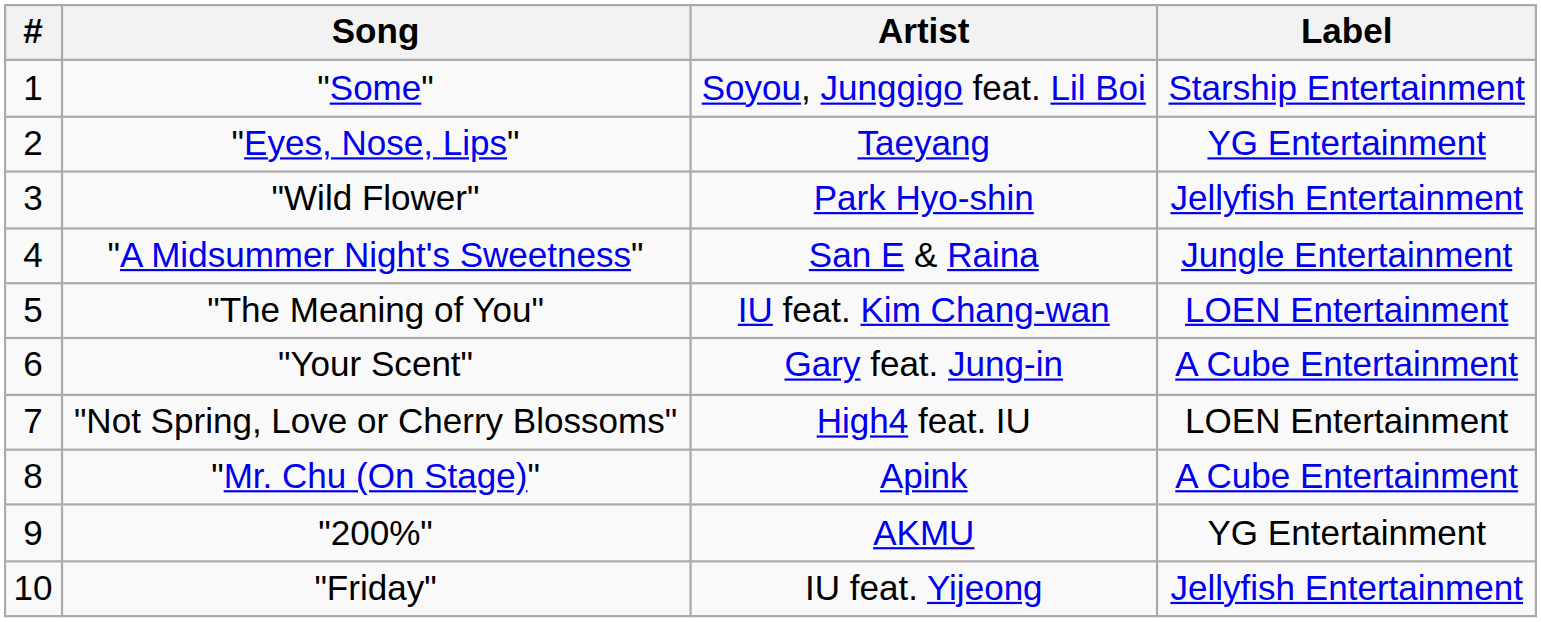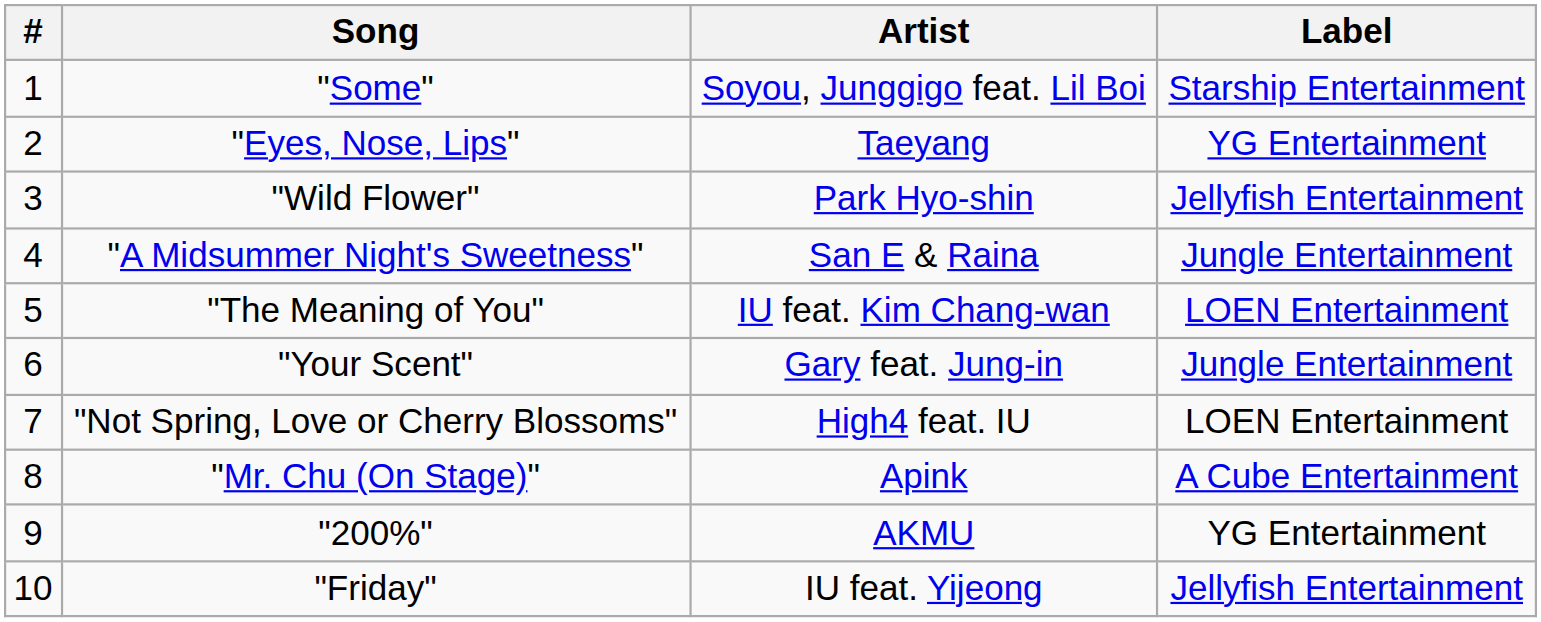(1347, 365) A Cube Entertainment -> (1347, 365) Jungle Entertainment
